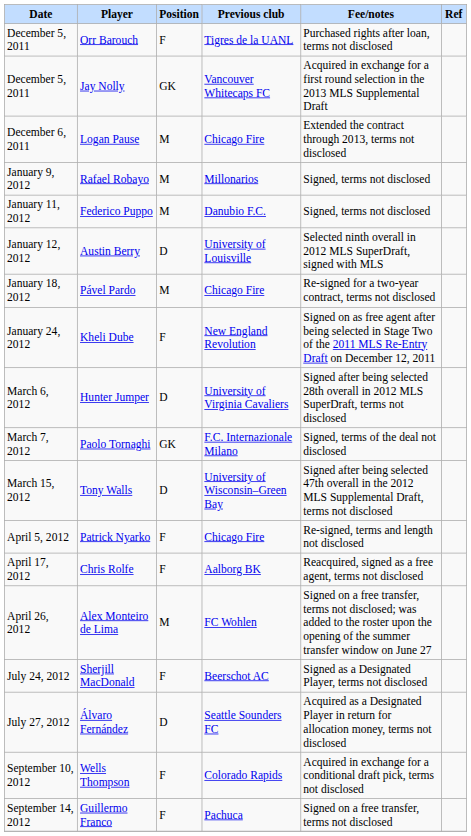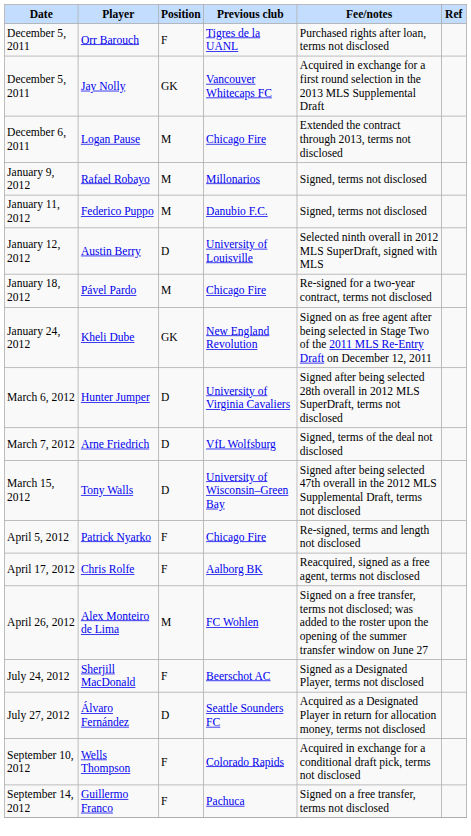(162, 337) F -> (169, 337) GK
+ row: (115, 444)
- row: (115, 444)
